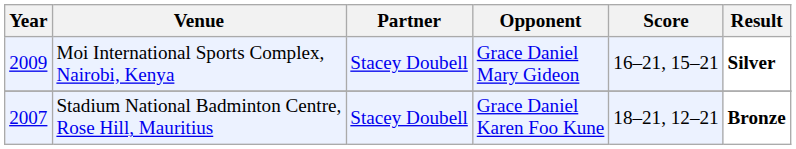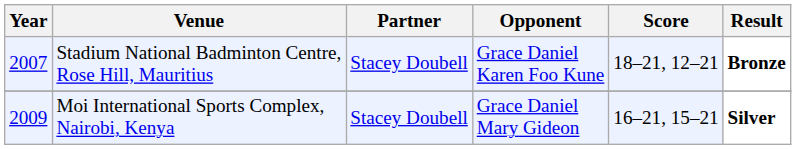rows swapped: (190, 63) <-> (199, 117)
